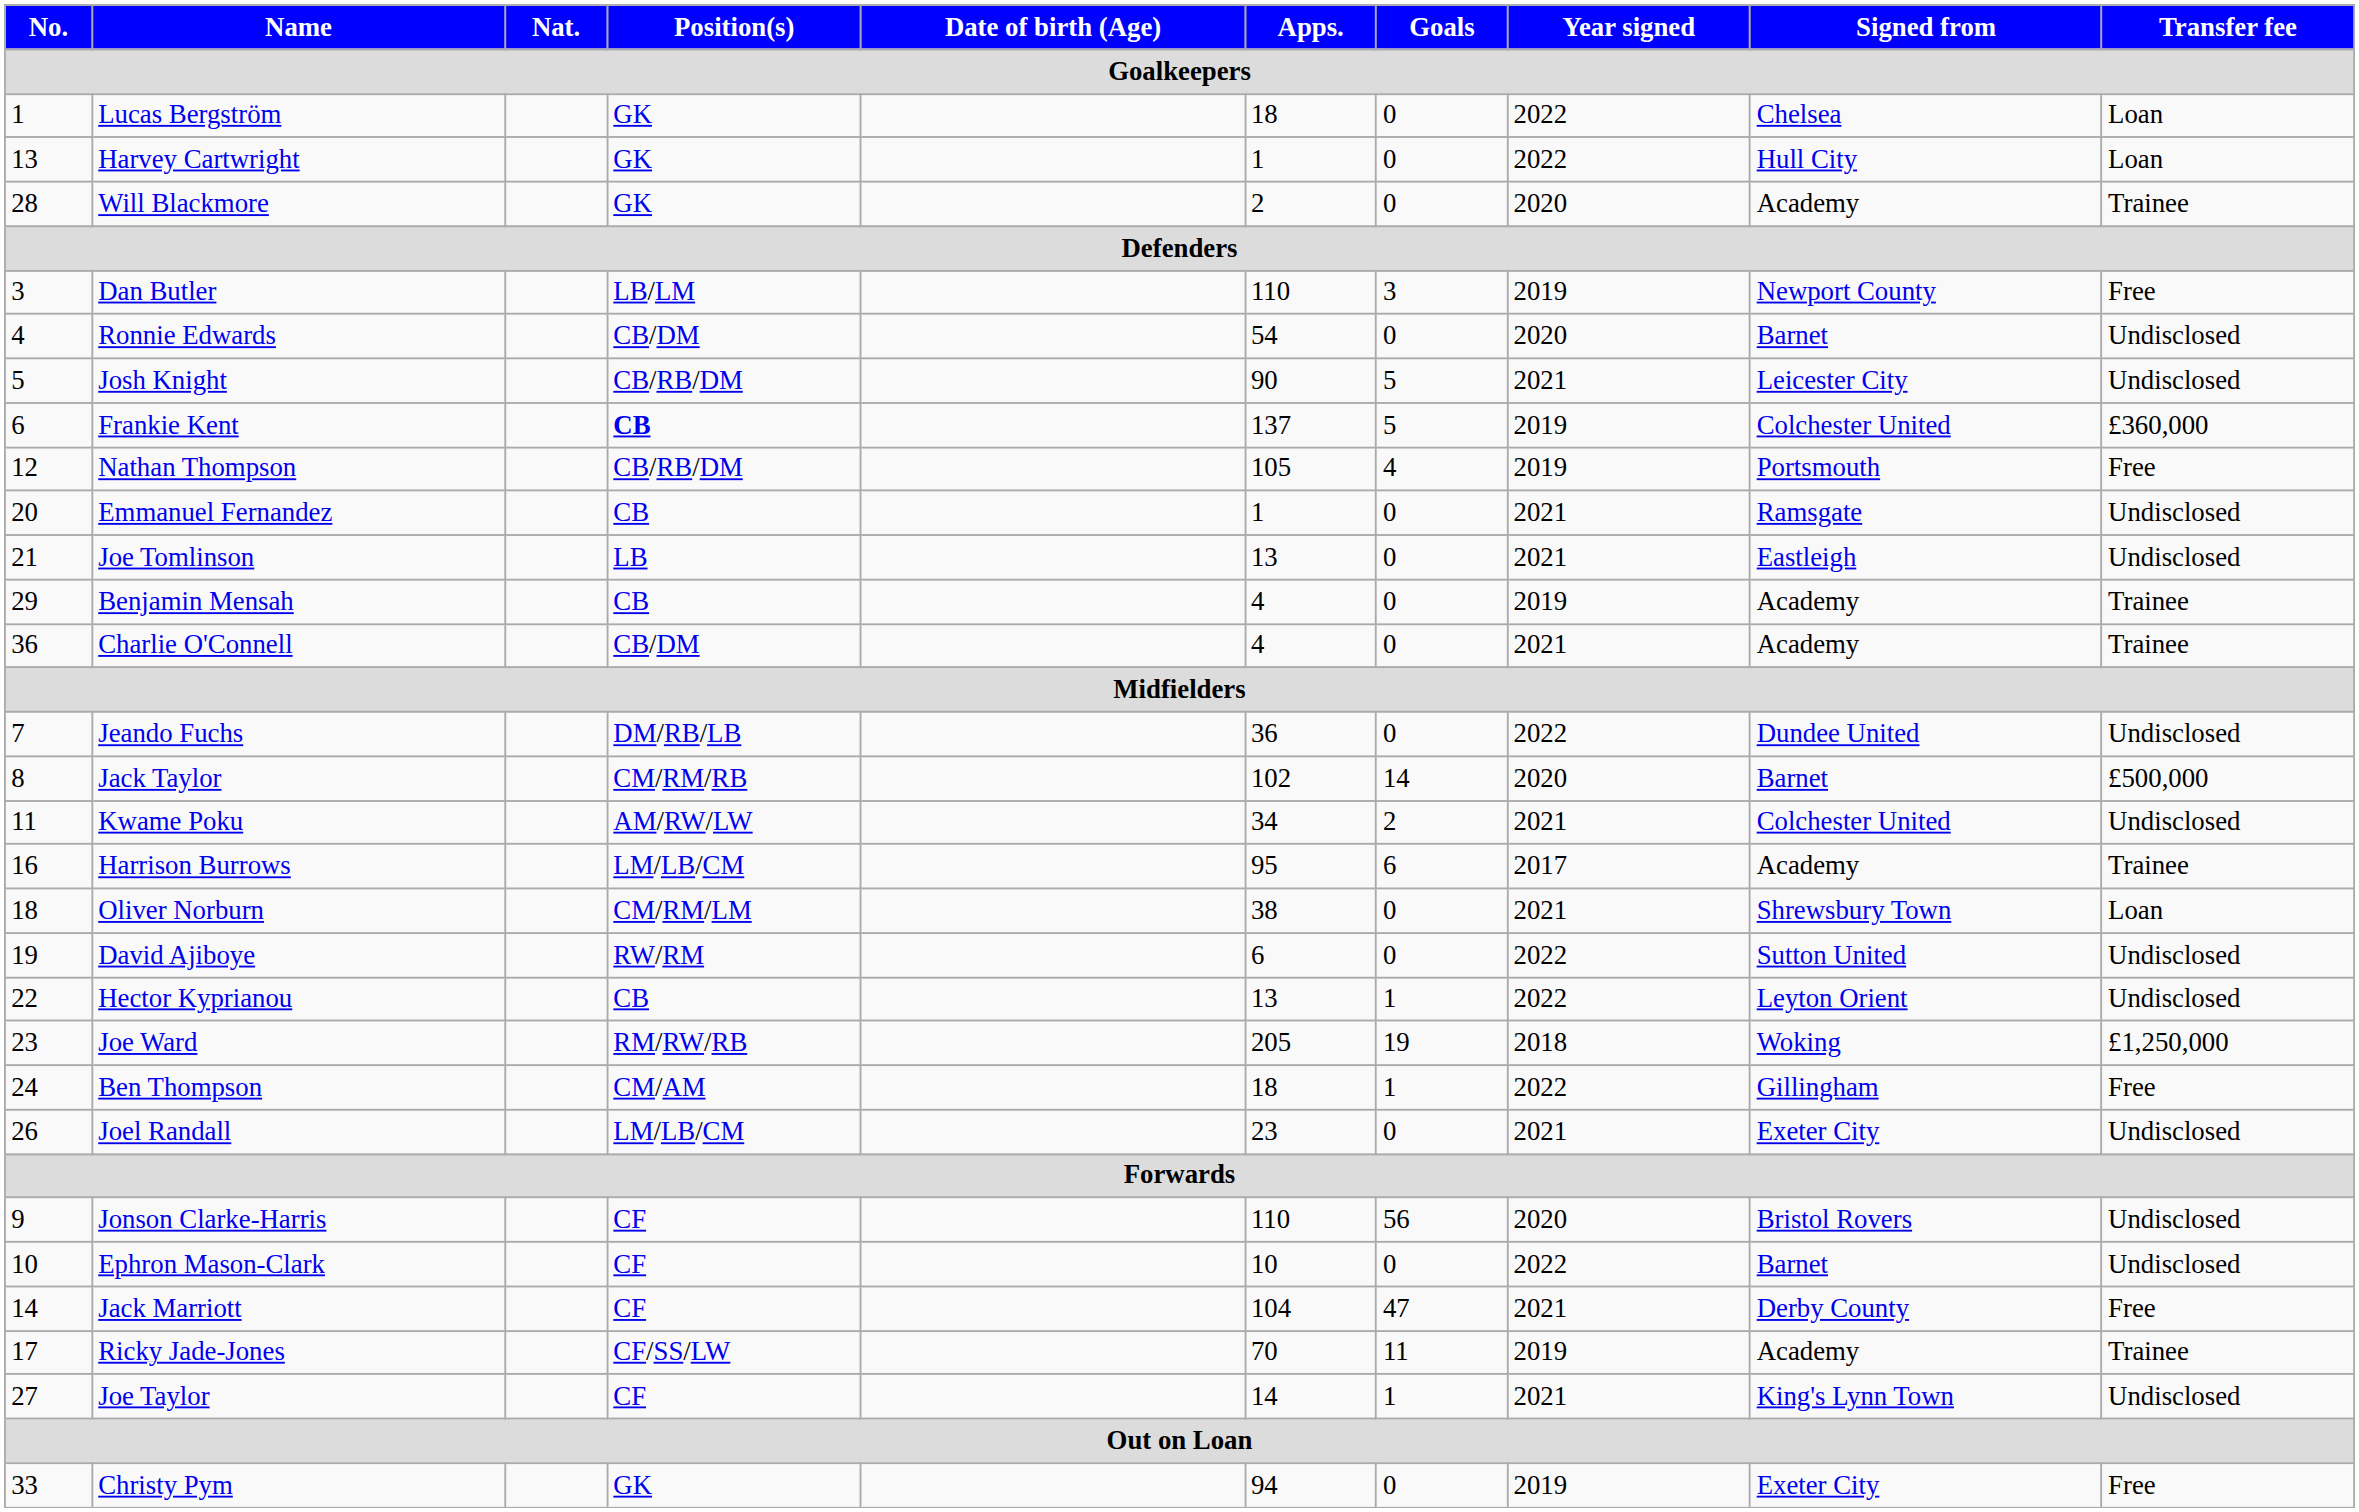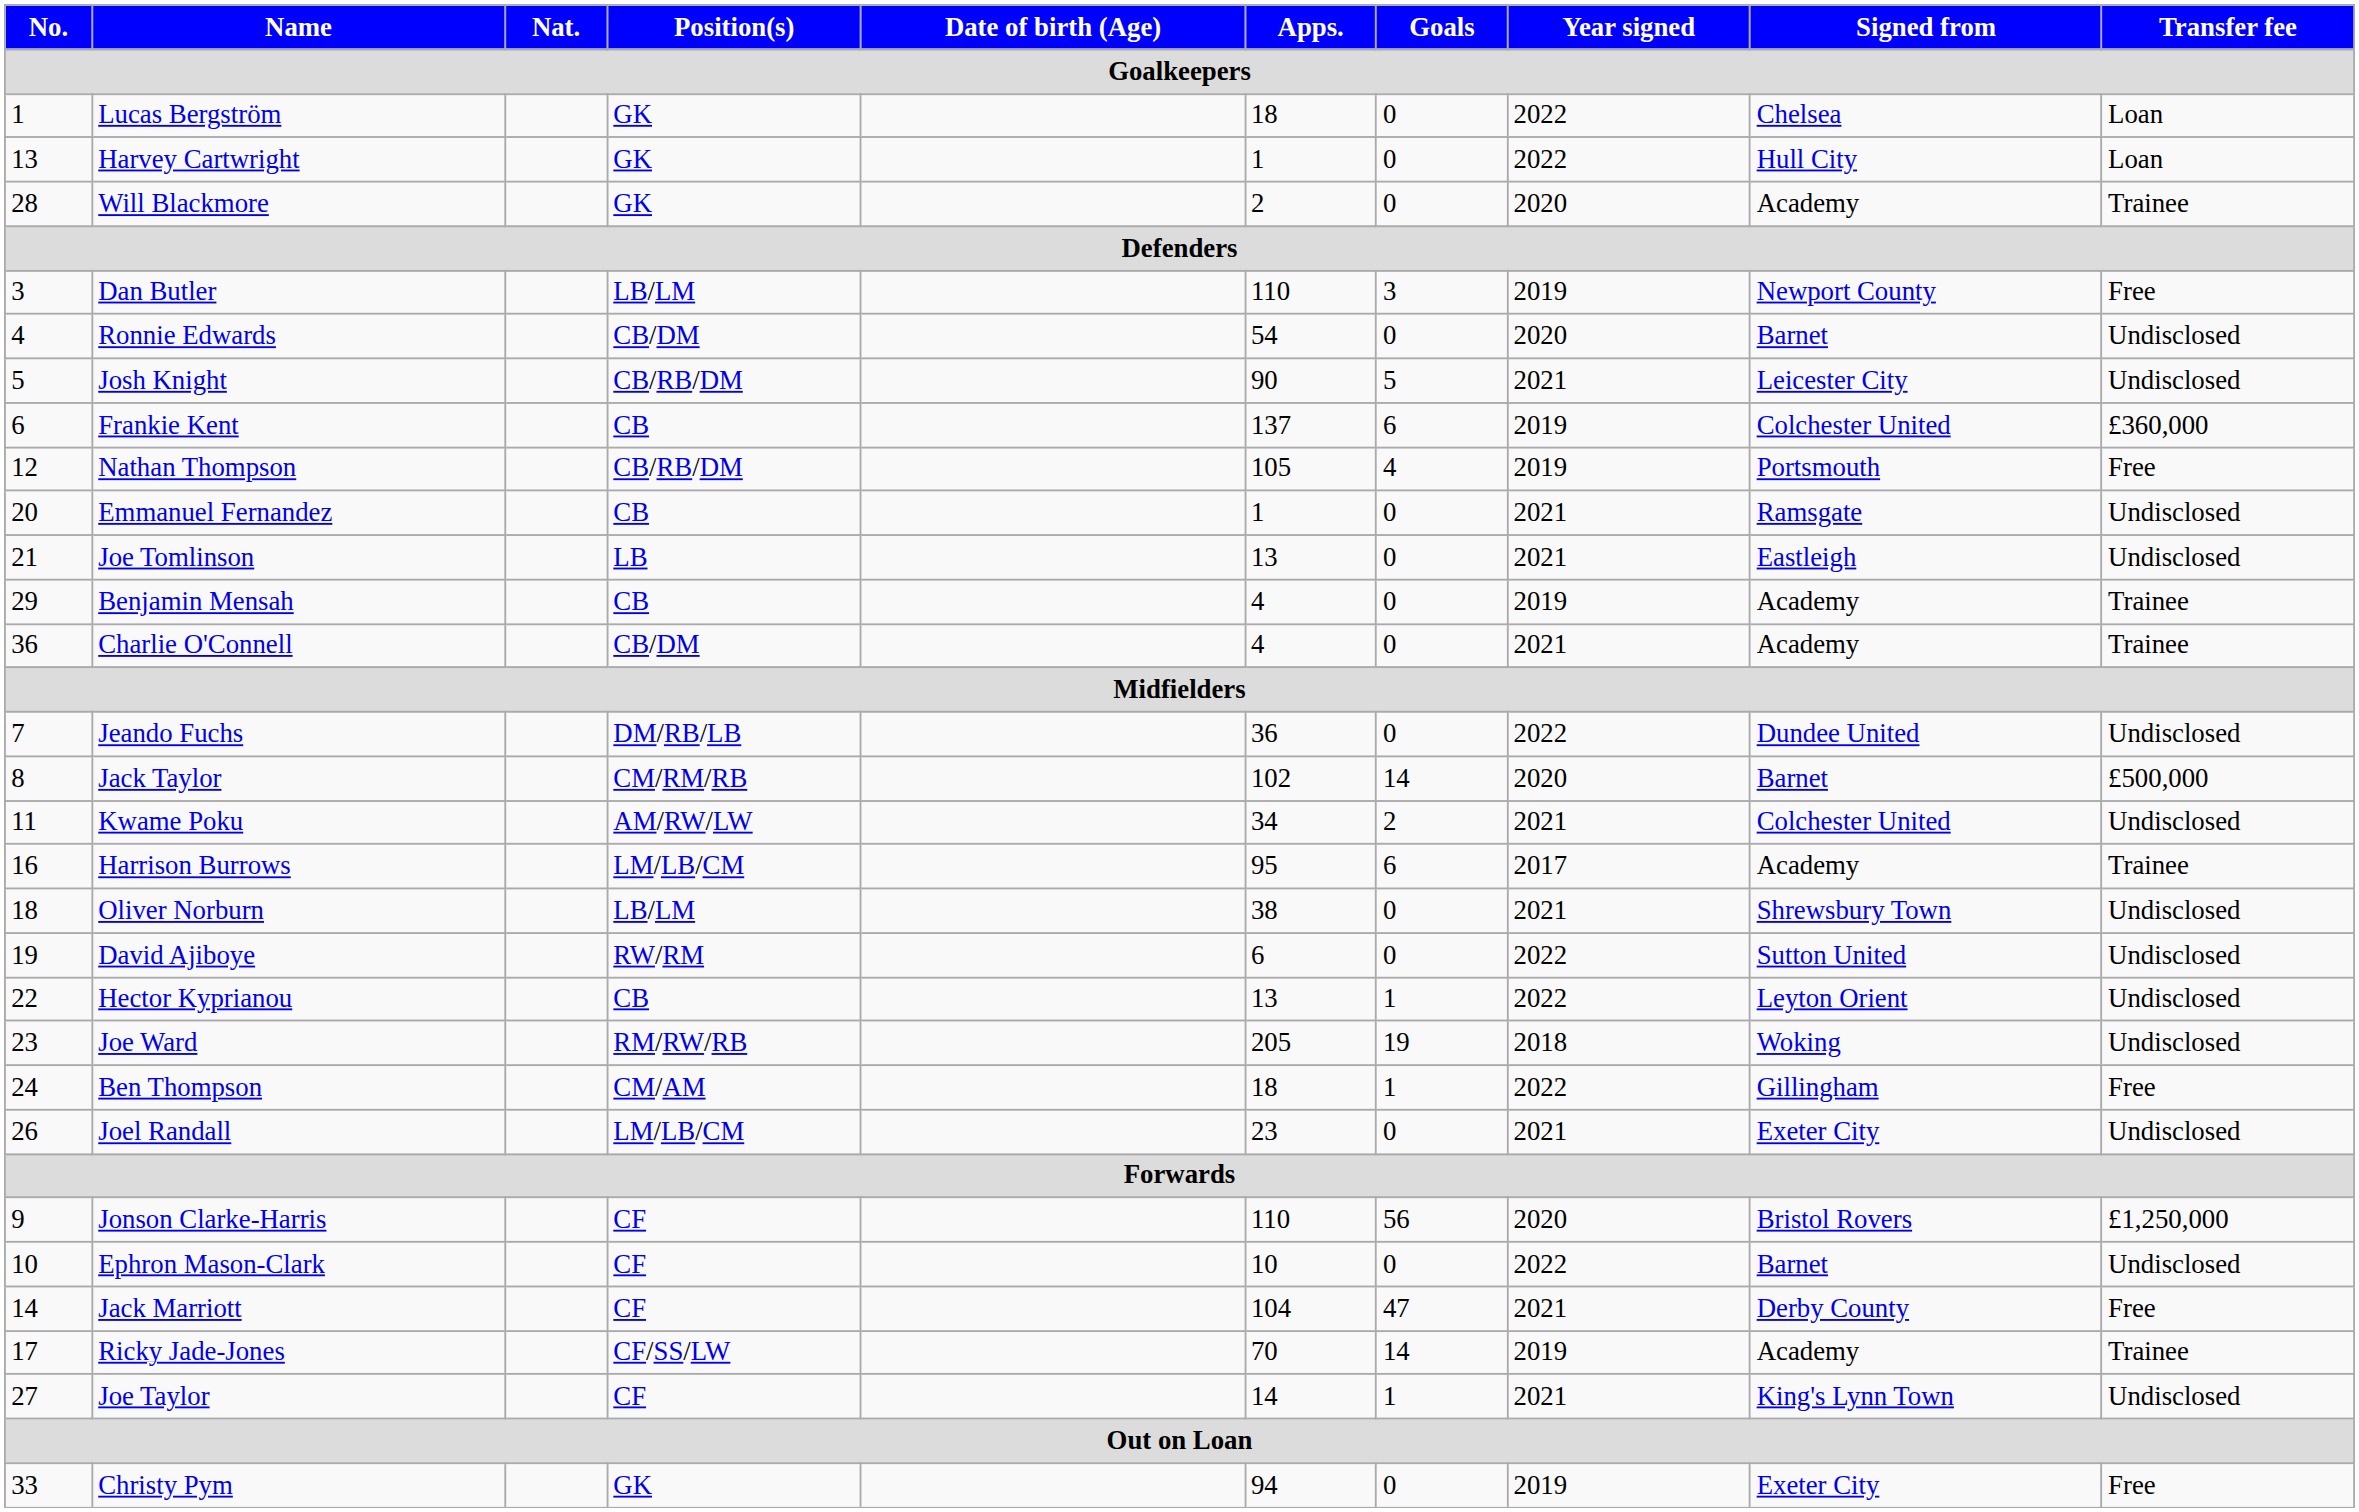(632, 424) bold -> (631, 424) normal
(1390, 424) 5 -> (1390, 424) 6
(683, 910) CM/RM/LM -> (654, 910) LB/LM
(2136, 910) Loan -> (2174, 910) Undisclosed
(2168, 1043) £1,250,000 -> (2174, 1043) Undisclosed
(2174, 1219) Undisclosed -> (2168, 1219) £1,250,000
(1396, 1352) 11 -> (1396, 1352) 14
